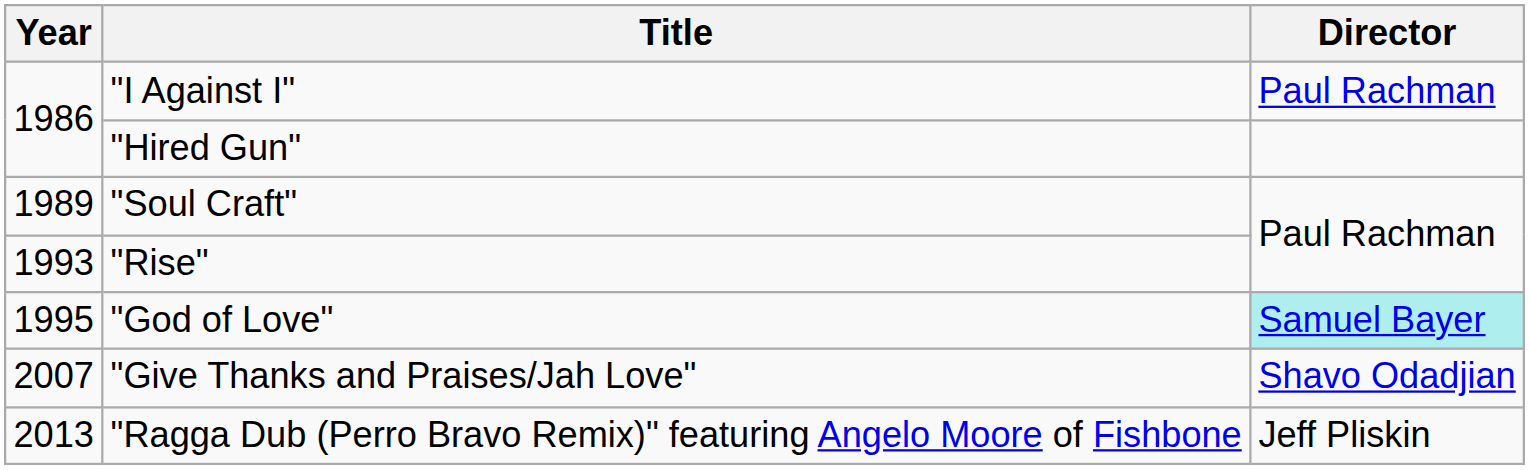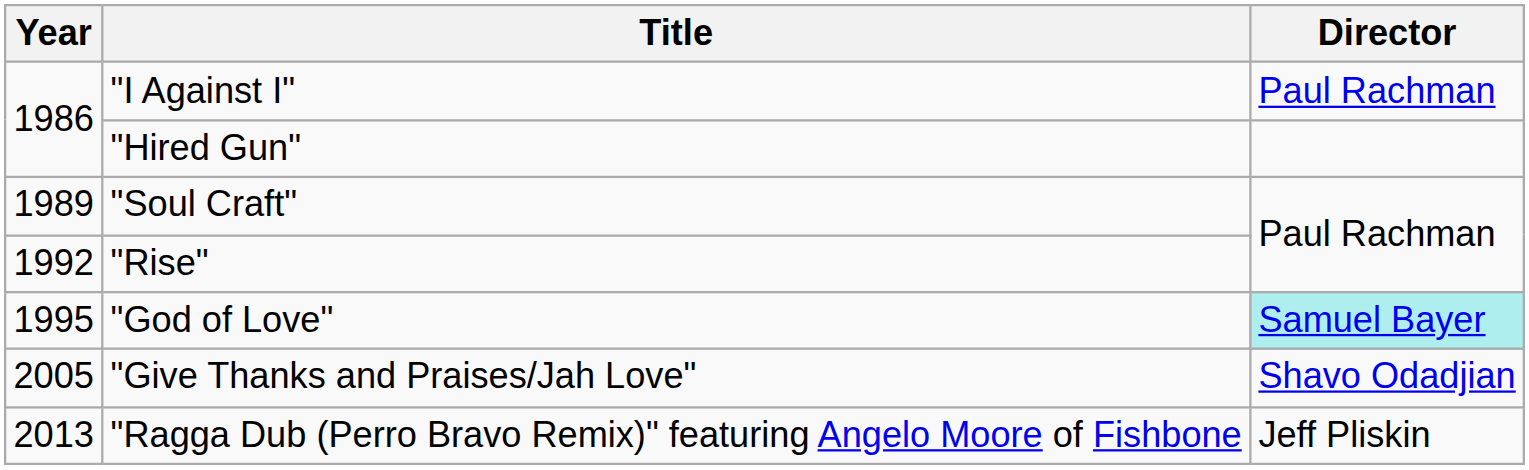(54, 262) 1993 -> (54, 262) 1992
(54, 377) 2007 -> (54, 377) 2005
